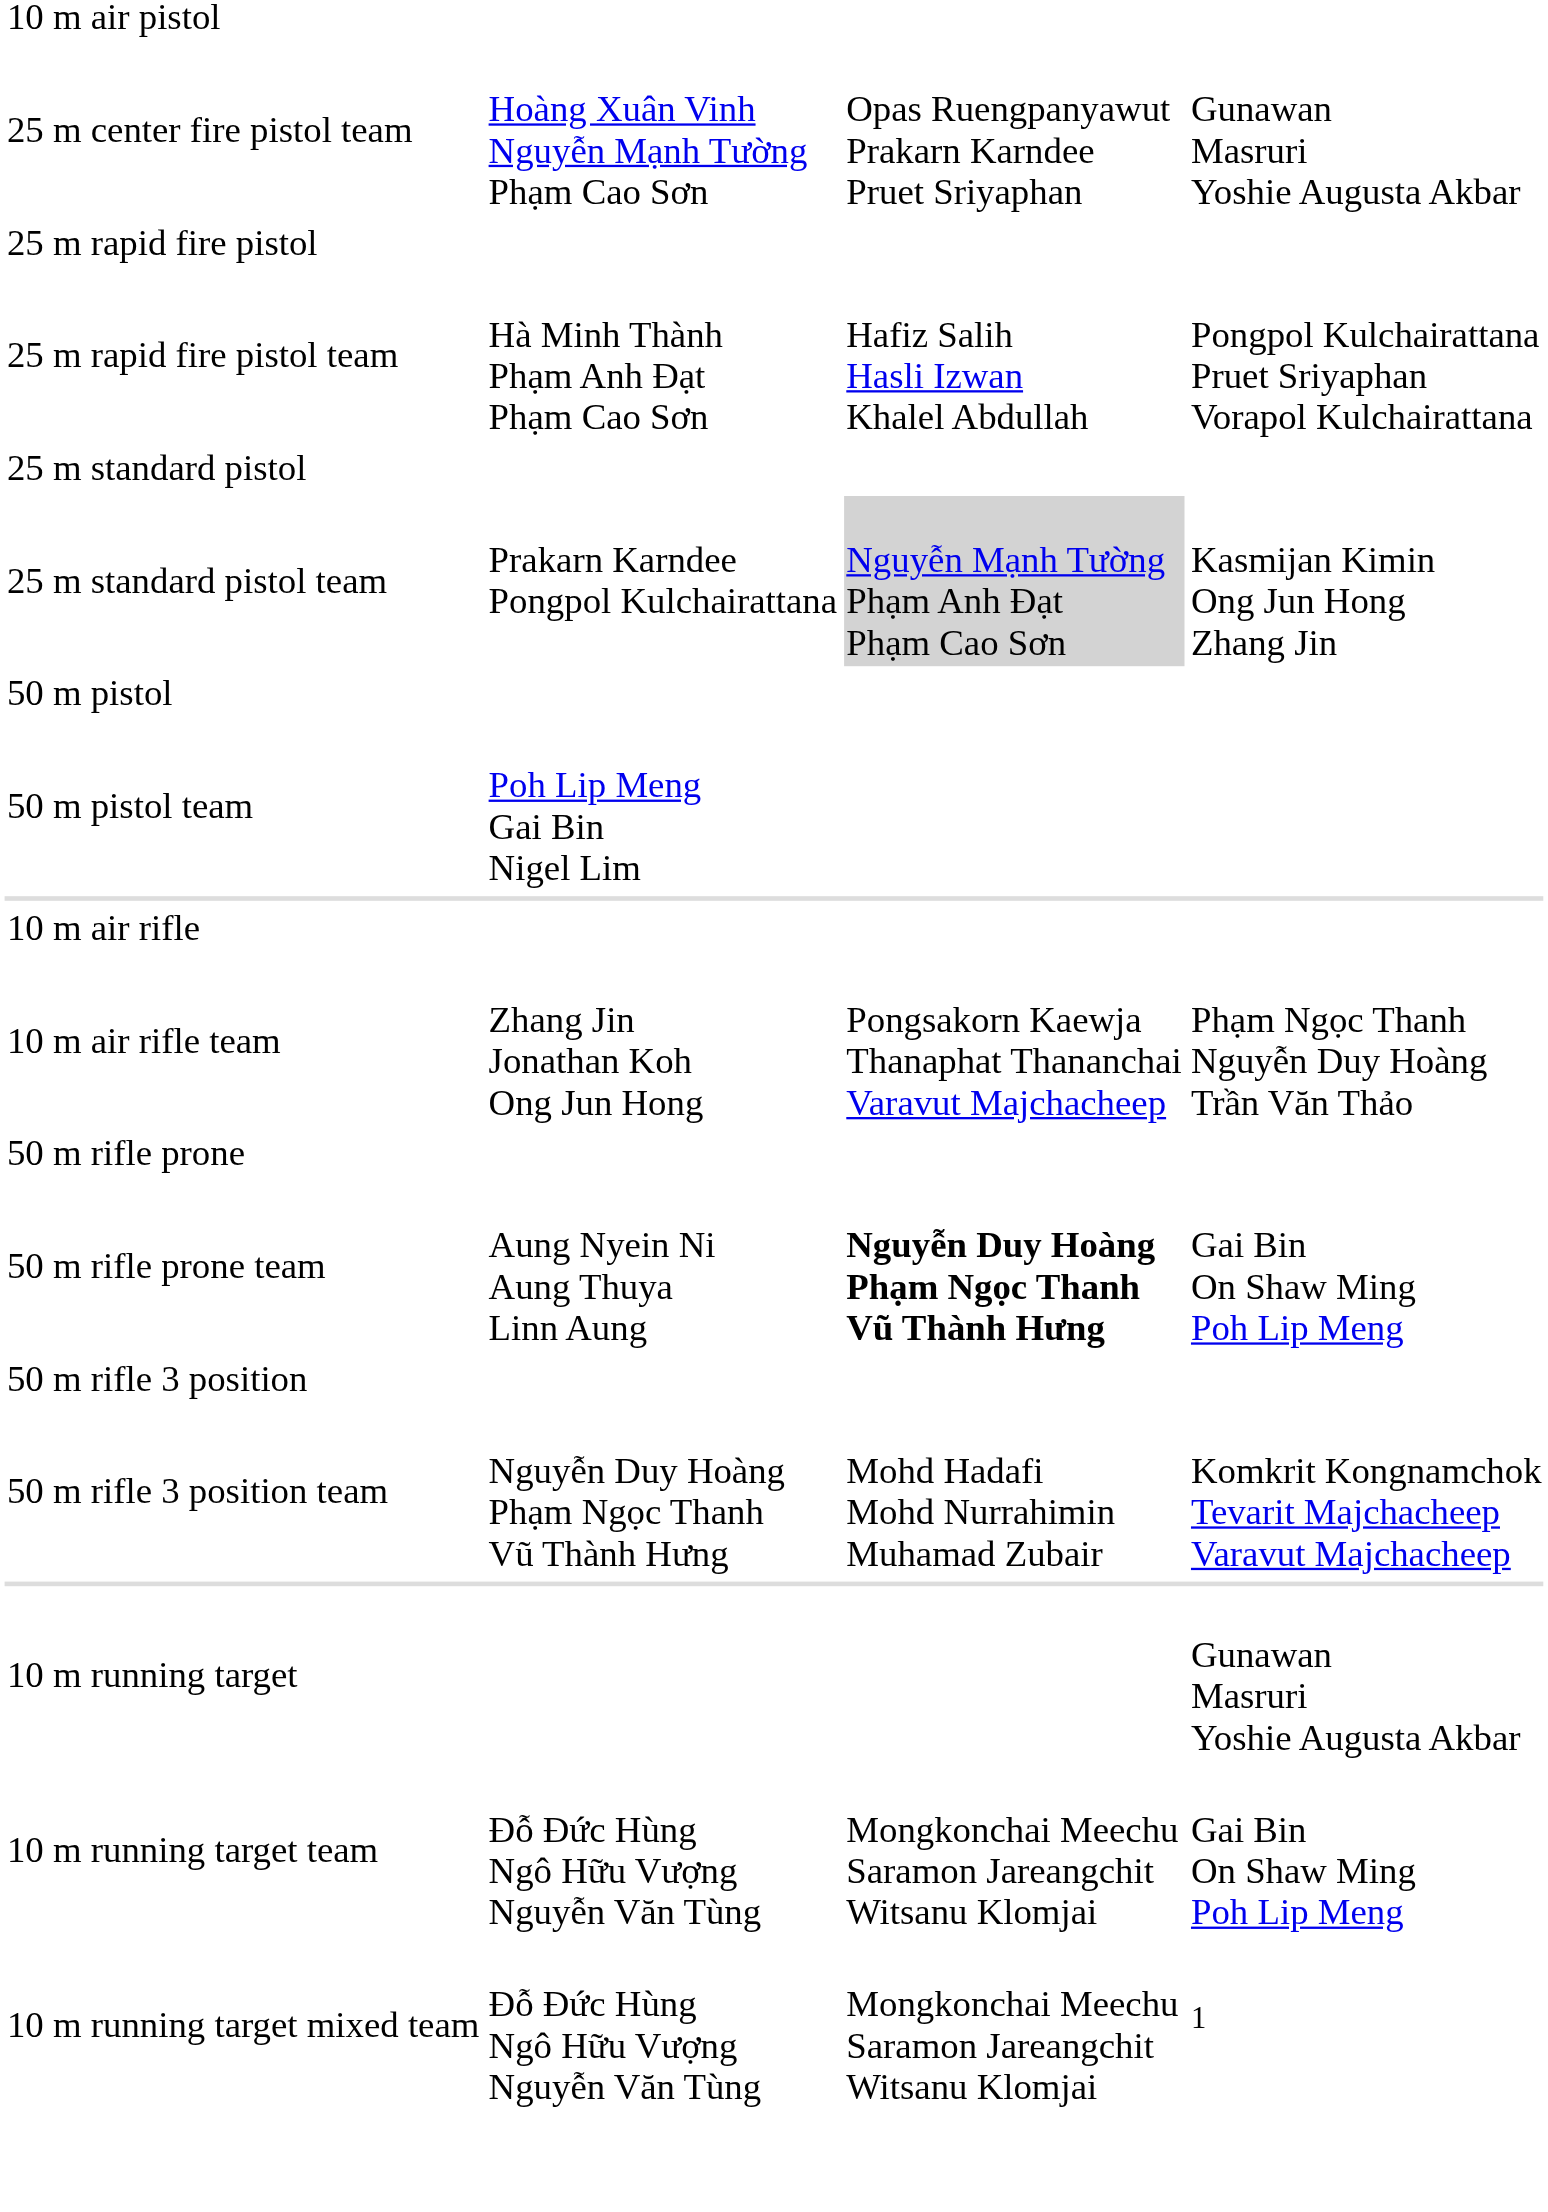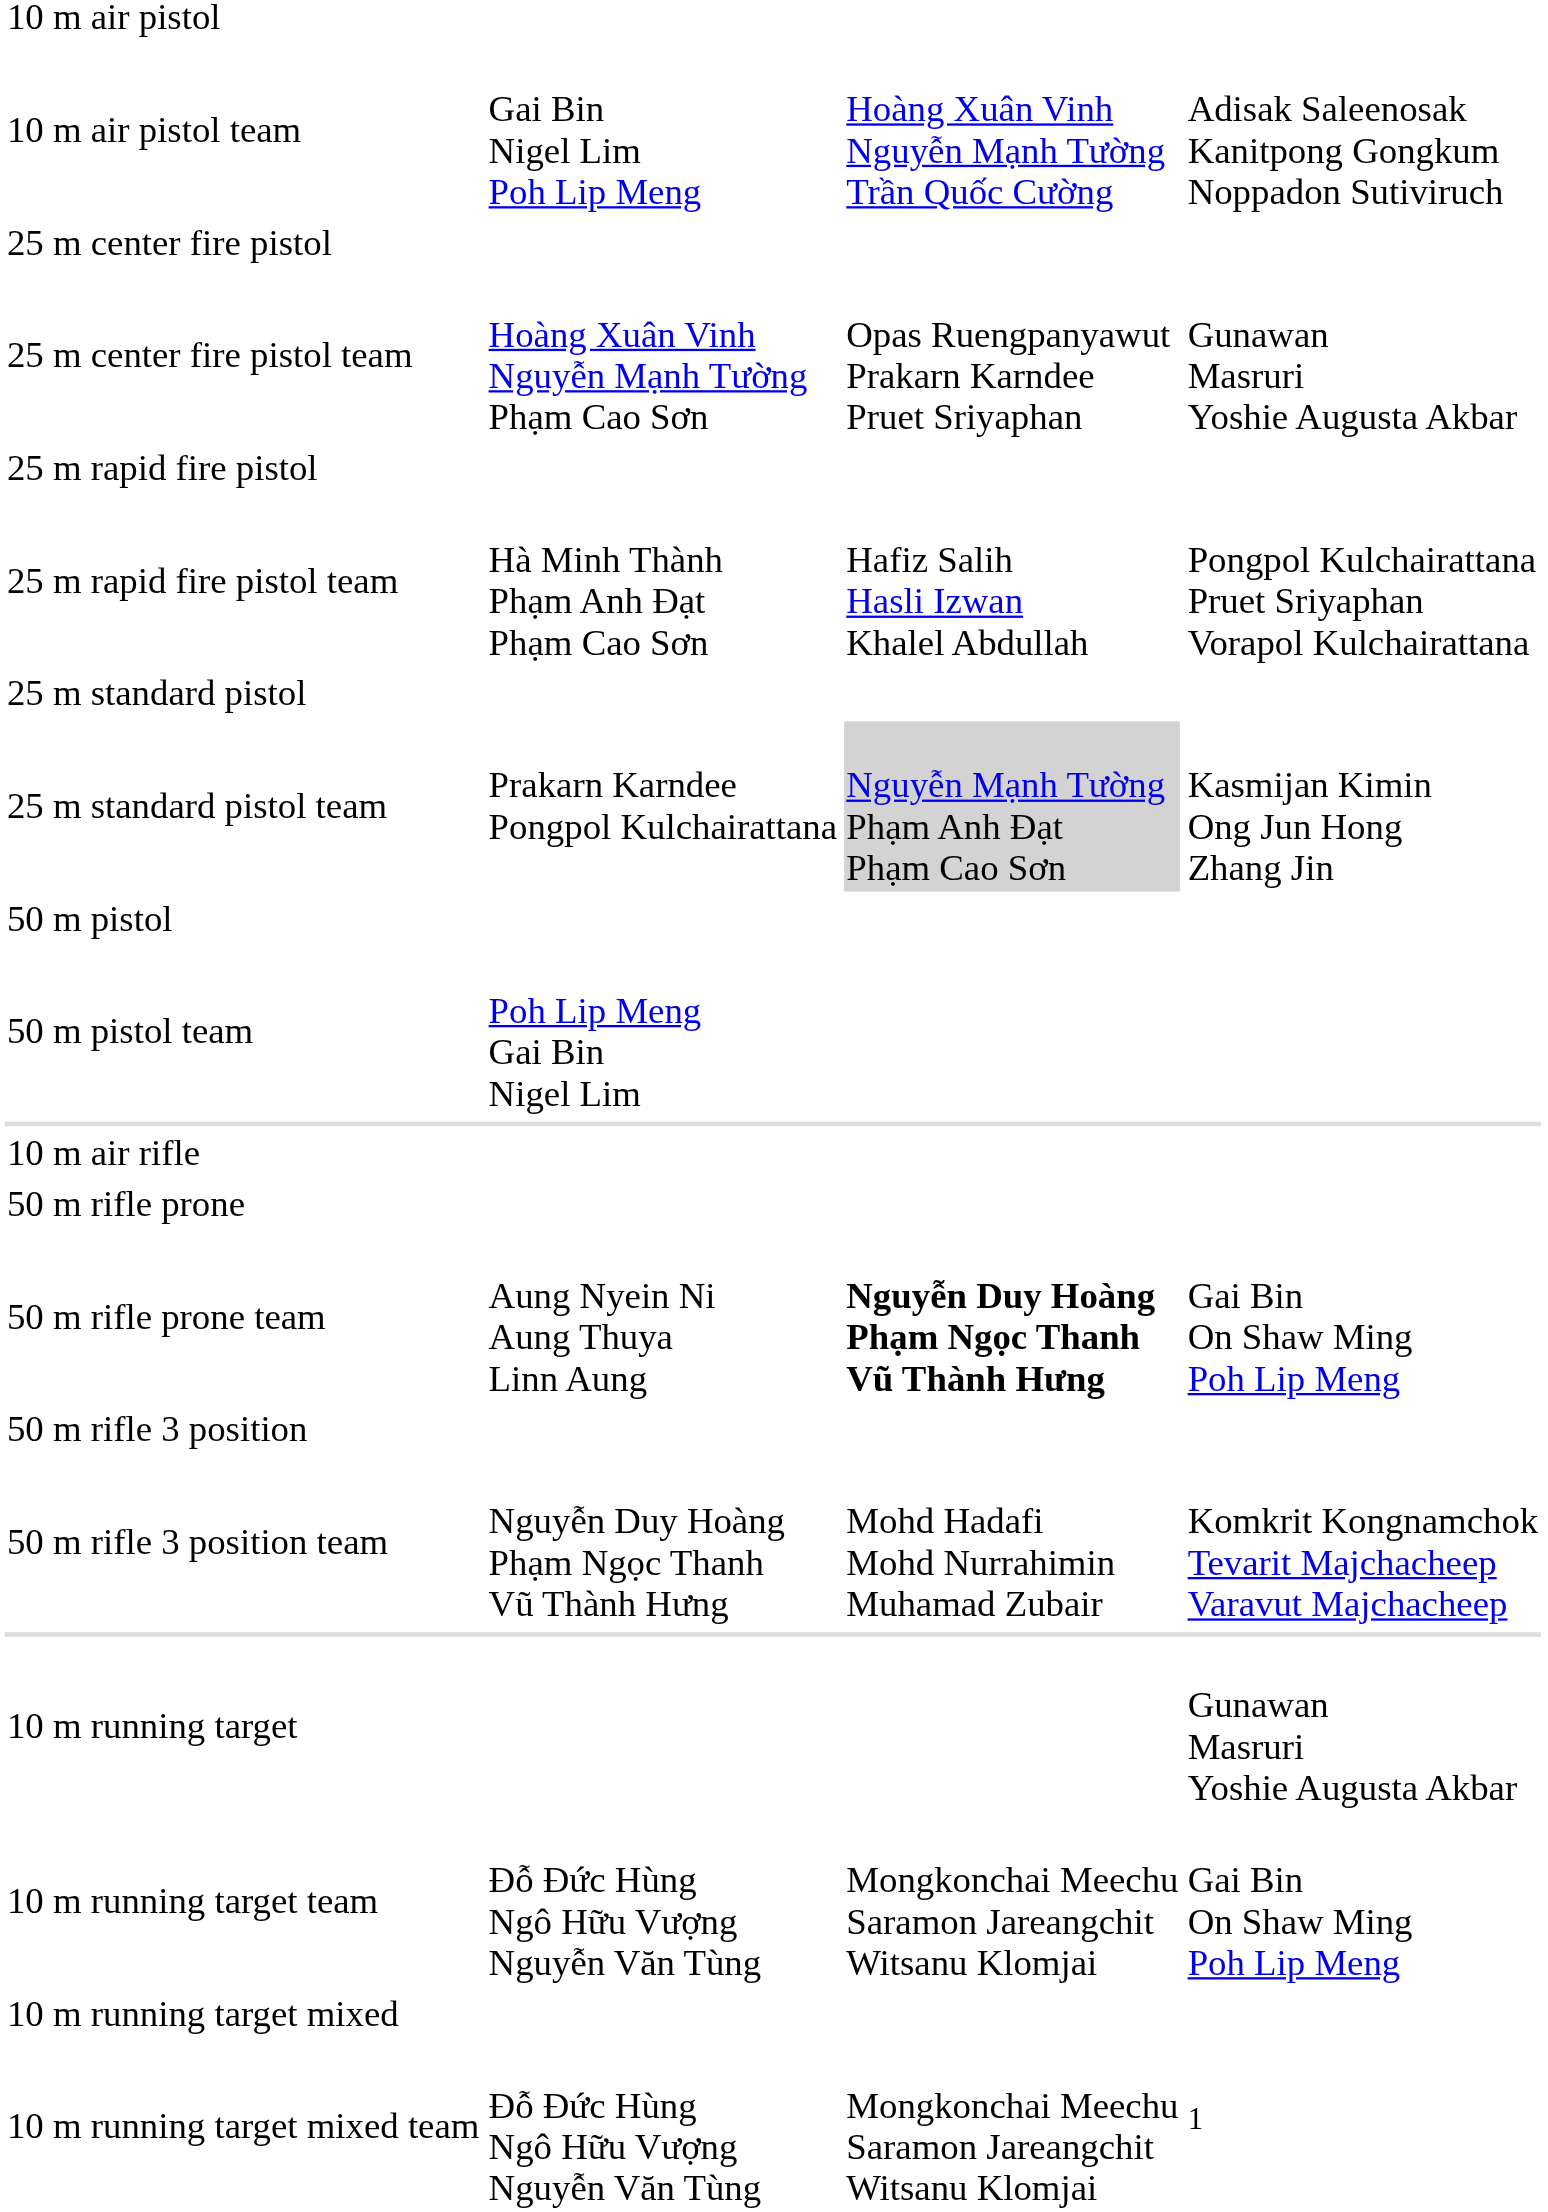+ row: (154, 129)
+ row: (169, 242)
- row: (144, 1040)
+ row: (203, 2013)
